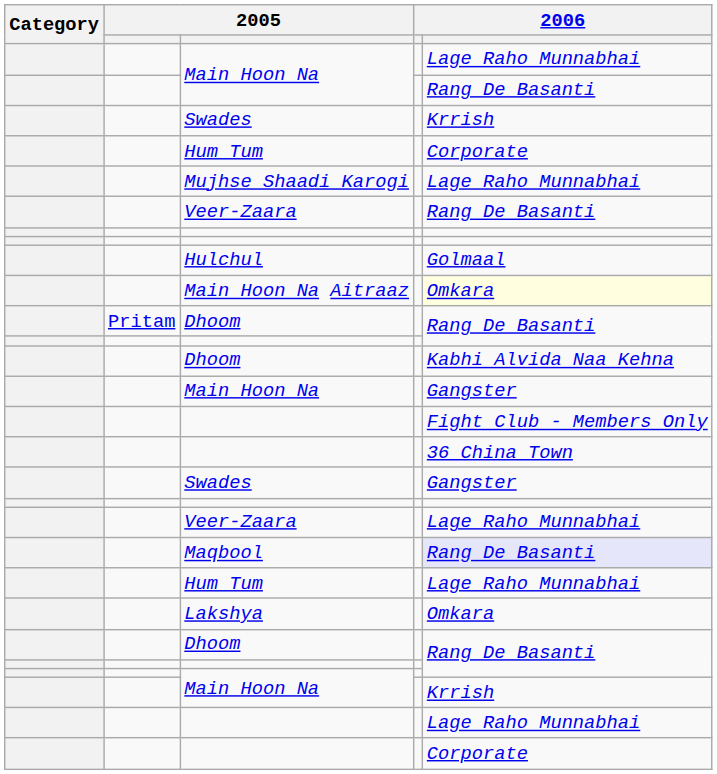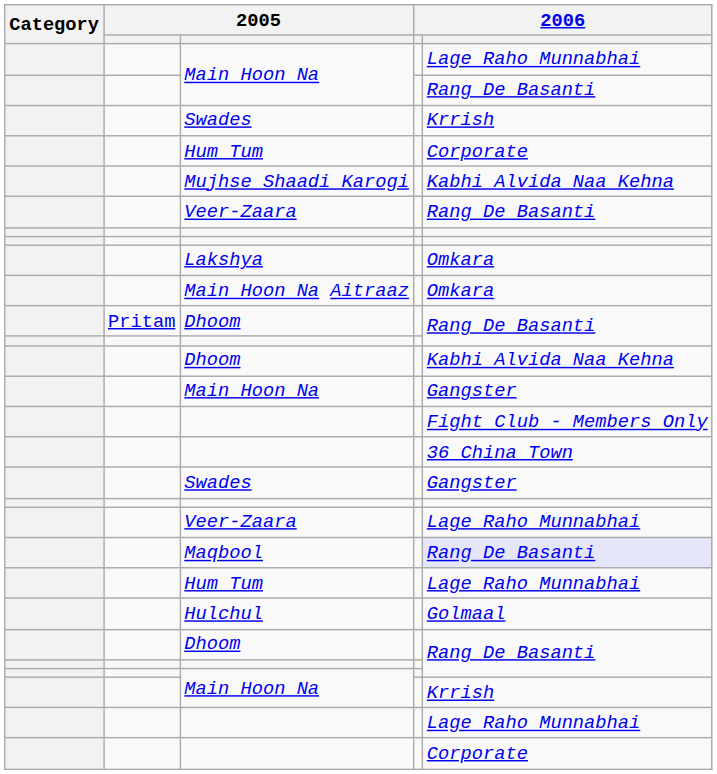(534, 181) Lage Raho Munnabhai -> (550, 181) Kabhi Alvida Naa Kehna
rows swapped: (142, 260) <-> (142, 614)
(461, 291) lightyellow background -> (461, 291) no background
